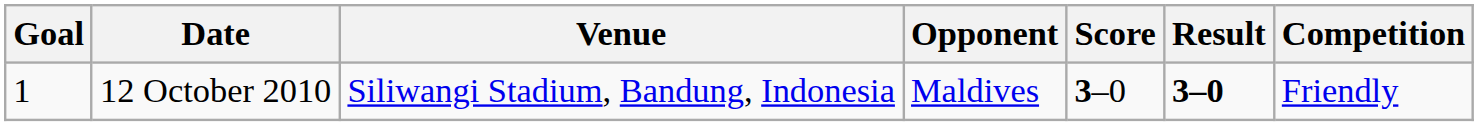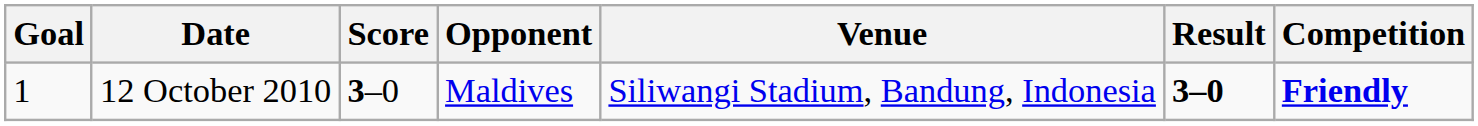columns swapped: (621, 33) <-> (1115, 33)
(1340, 90) normal -> (1345, 90) bold
